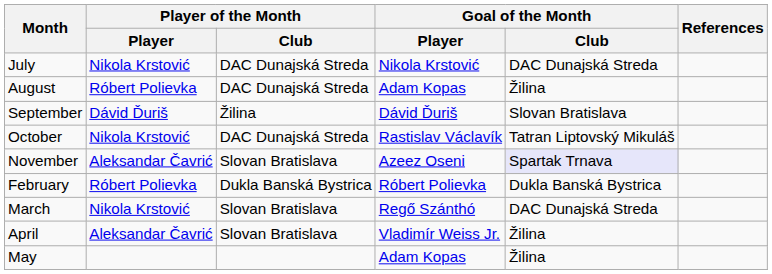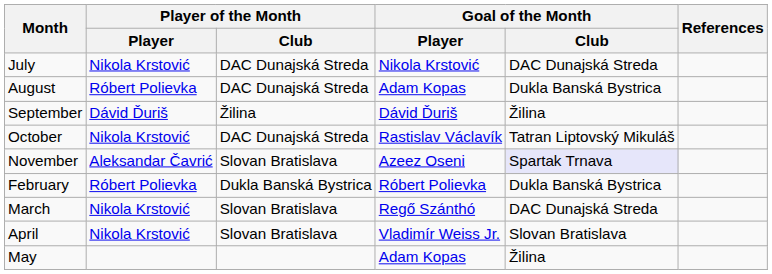(527, 88) Žilina -> (585, 88) Dukla Banská Bystrica
(568, 112) Slovan Bratislava -> (527, 112) Žilina
(151, 233) Aleksandar Čavrić -> (140, 233) Nikola Krstović
(527, 233) Žilina -> (568, 233) Slovan Bratislava
